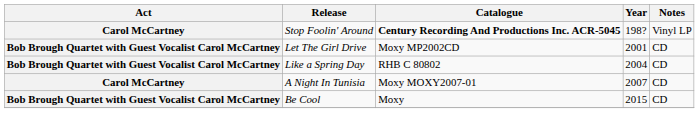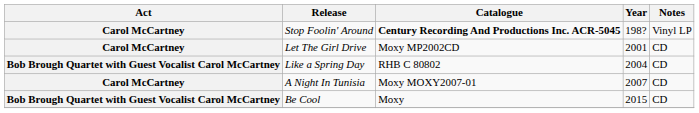(143, 47) Bob Brough Quartet with Guest Vocalist Carol McCartney -> (143, 47) Carol McCartney
